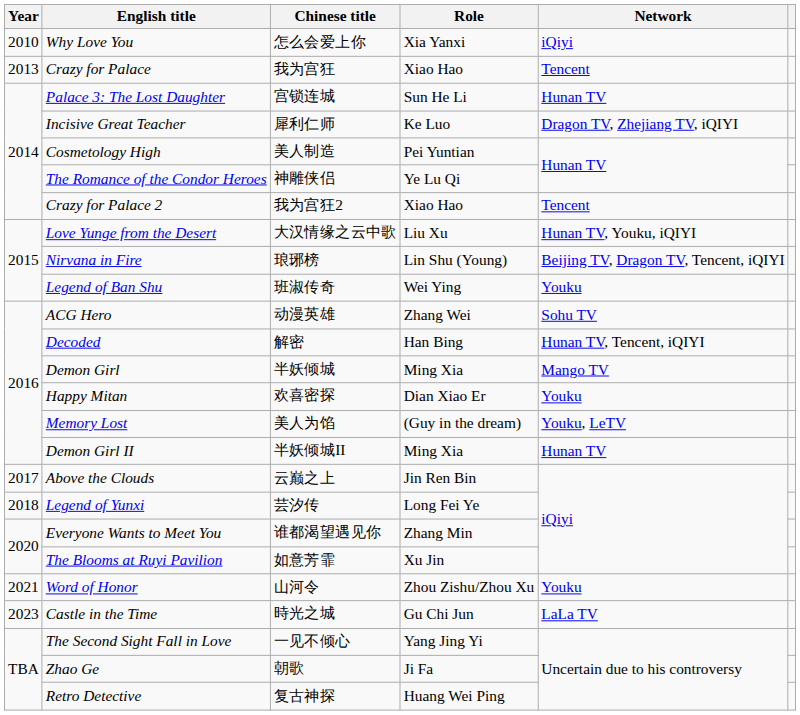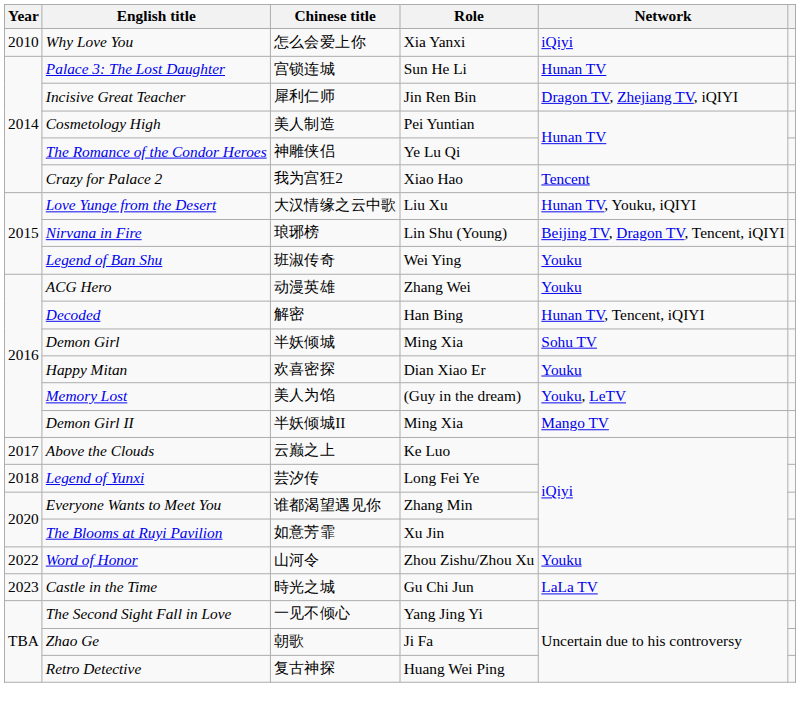- row: (98, 69)
(427, 124) Ke Luo -> (440, 96) Jin Ren Bin
(569, 314) Sohu TV -> (561, 287) Youku
(575, 369) Mango TV -> (569, 342) Sohu TV
(574, 451) Hunan TV -> (575, 423) Mango TV
(440, 478) Jin Ren Bin -> (427, 451) Ke Luo
(23, 587) 2021 -> (23, 560) 2022
